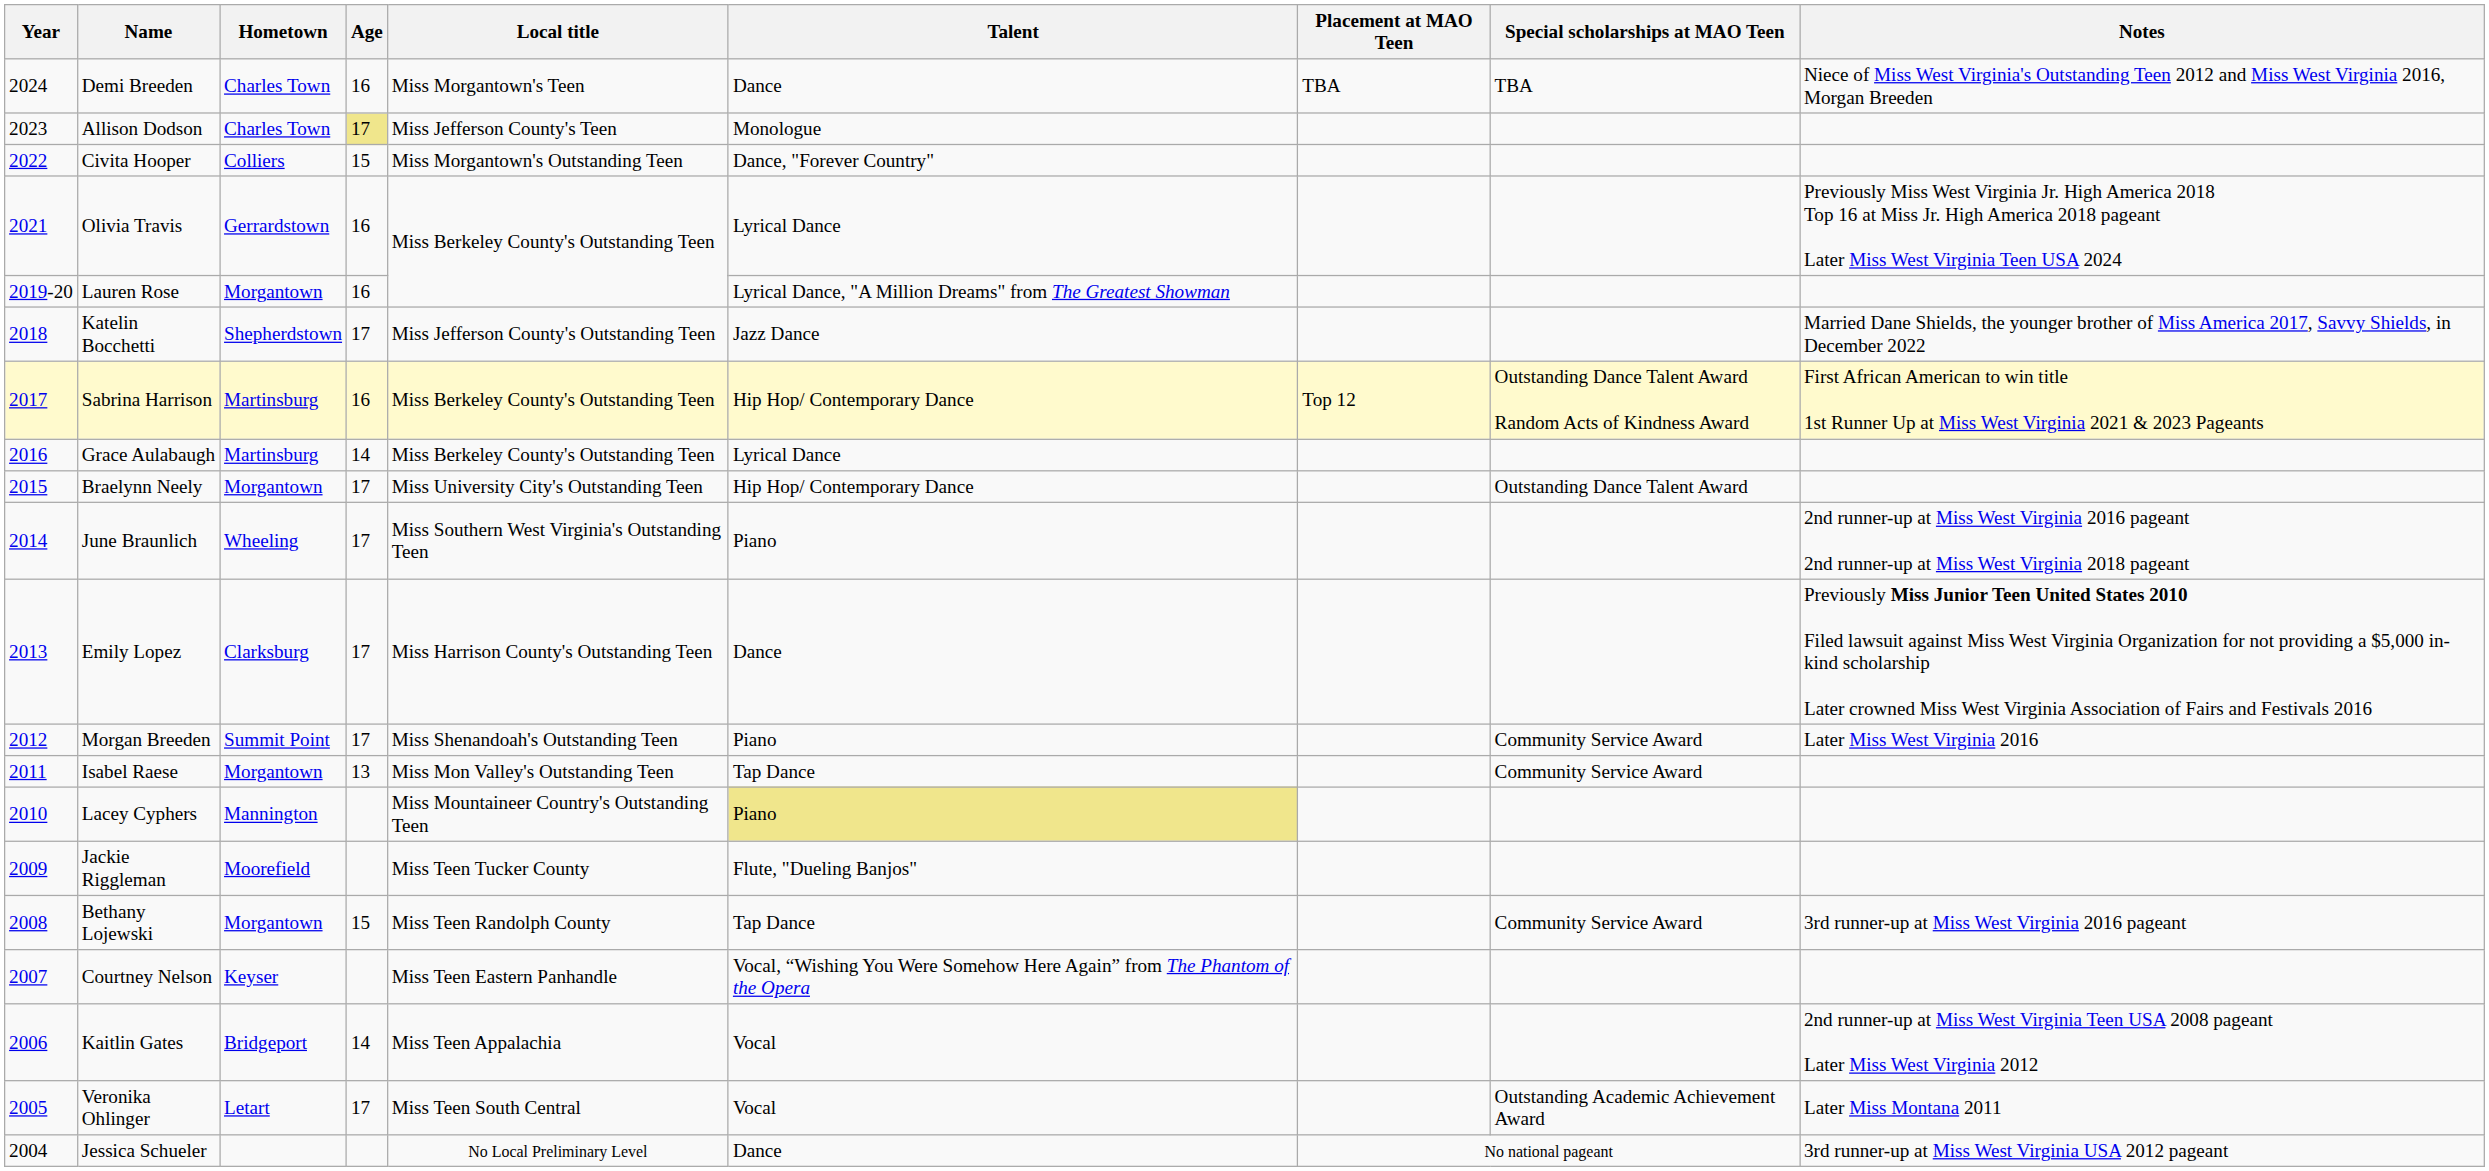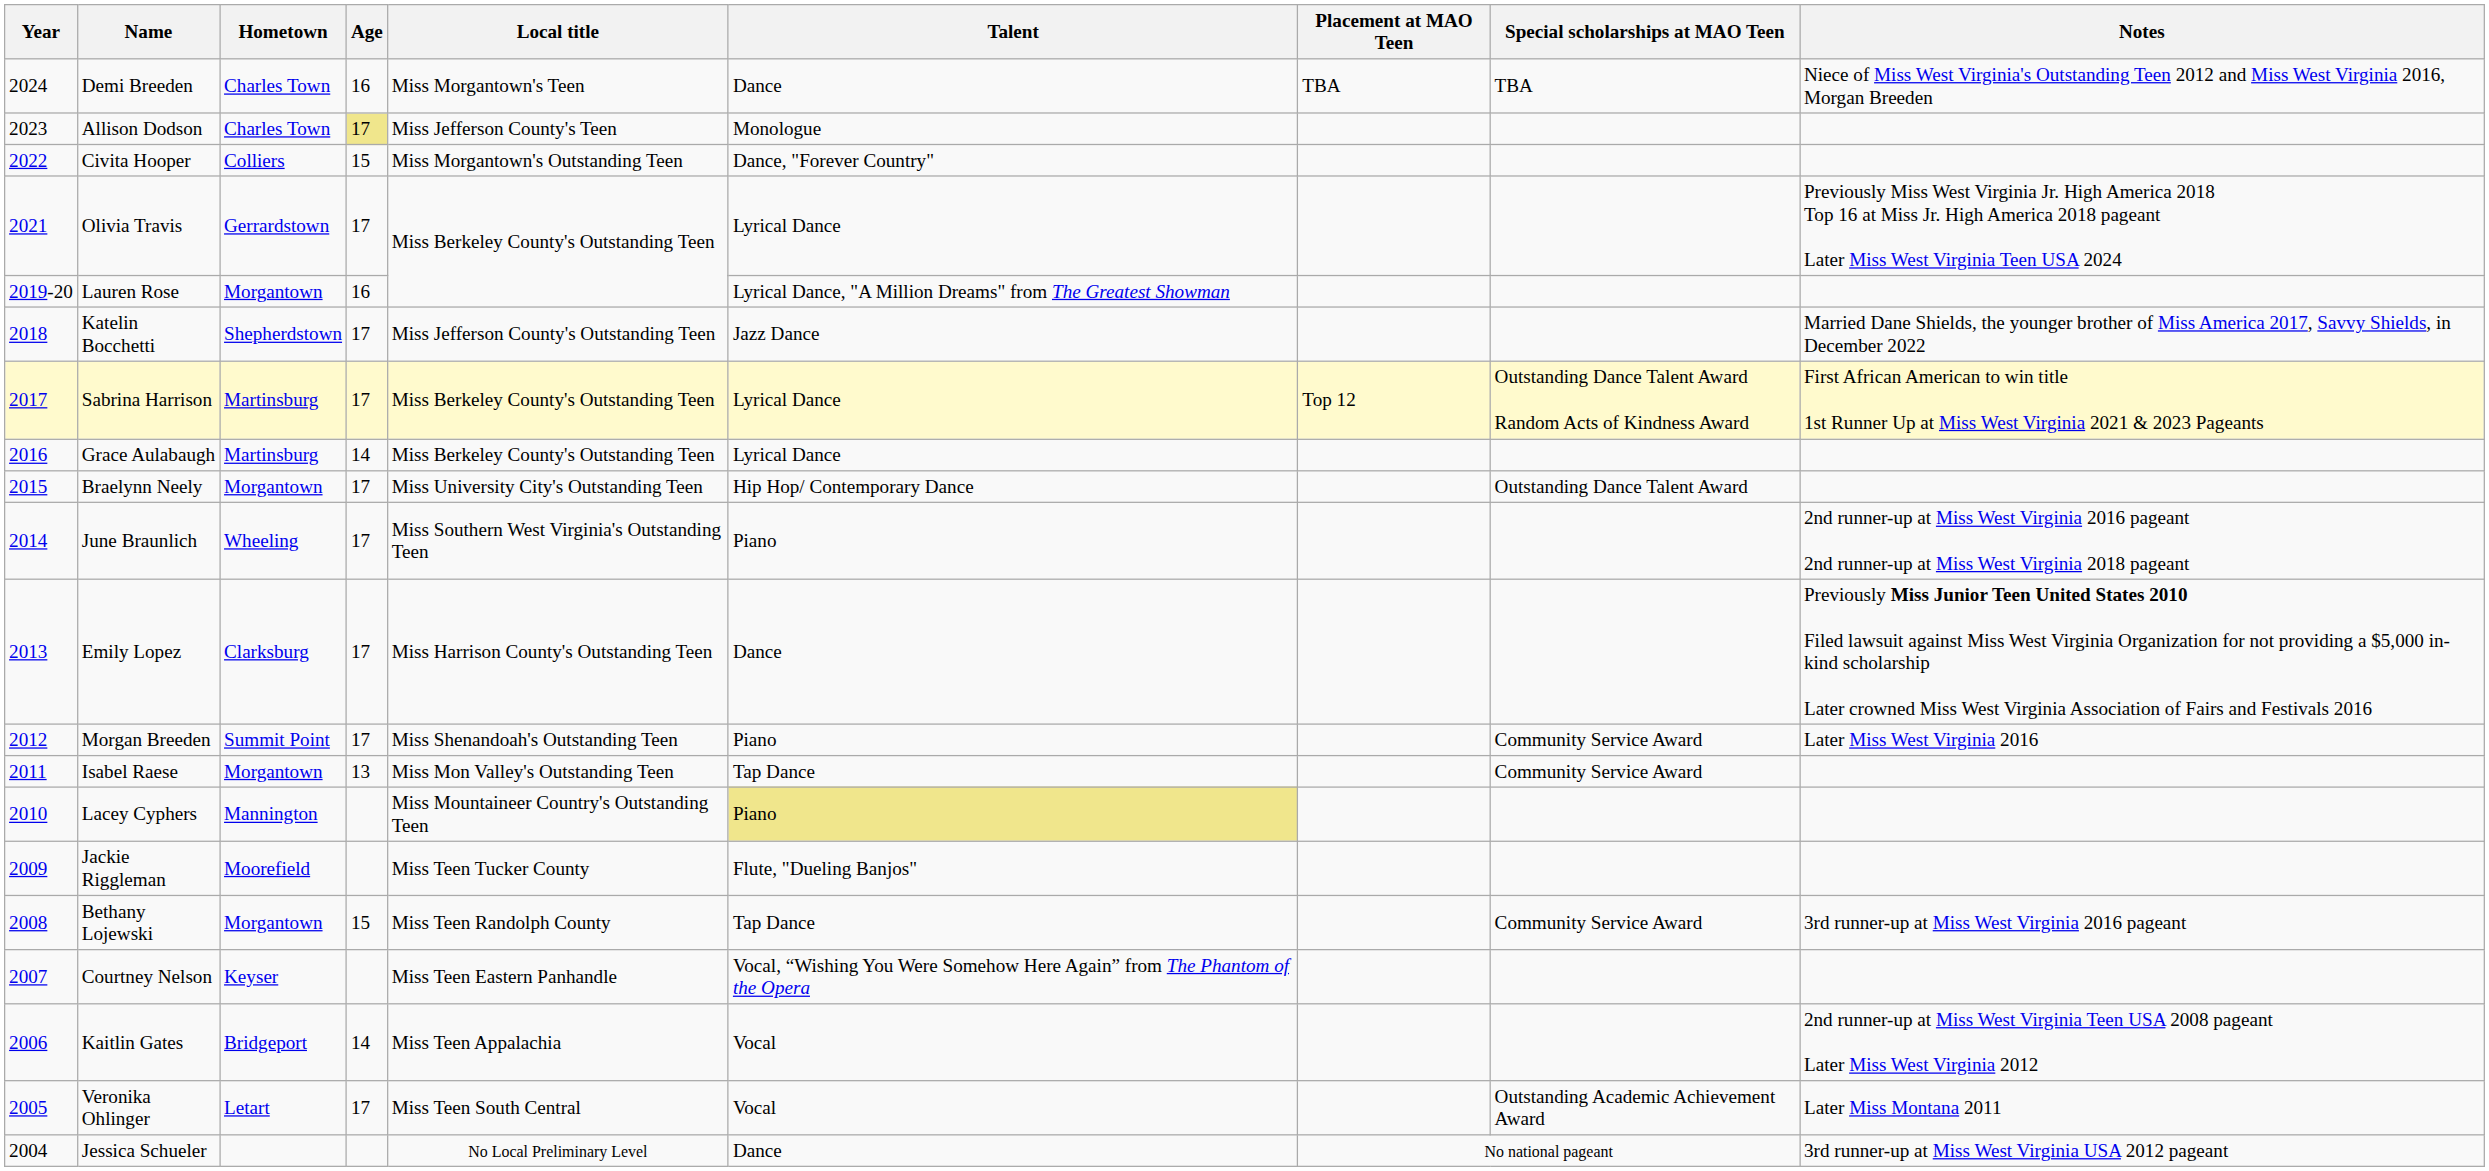(361, 226) 16 -> (361, 226) 17
(361, 400) 16 -> (361, 400) 17
(853, 400) Hip Hop/ Contemporary Dance -> (787, 400) Lyrical Dance
